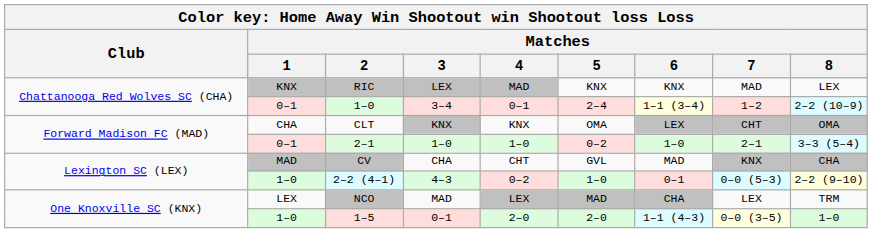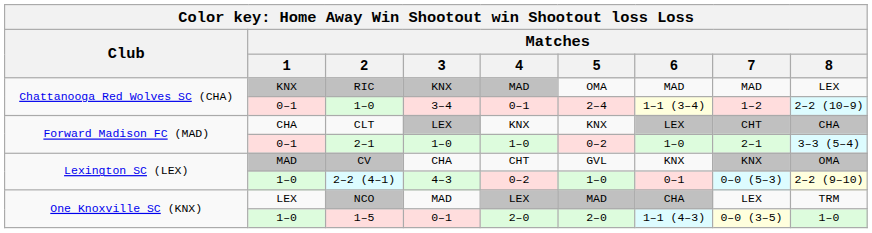(442, 87) LEX -> (442, 87) KNX
(597, 87) KNX -> (597, 87) OMA
(674, 87) KNX -> (674, 87) MAD
(442, 125) KNX -> (442, 125) LEX
(597, 125) OMA -> (597, 125) KNX
(829, 125) OMA -> (829, 125) CHA
(674, 162) MAD -> (674, 162) KNX
(829, 162) CHA -> (829, 162) OMA
